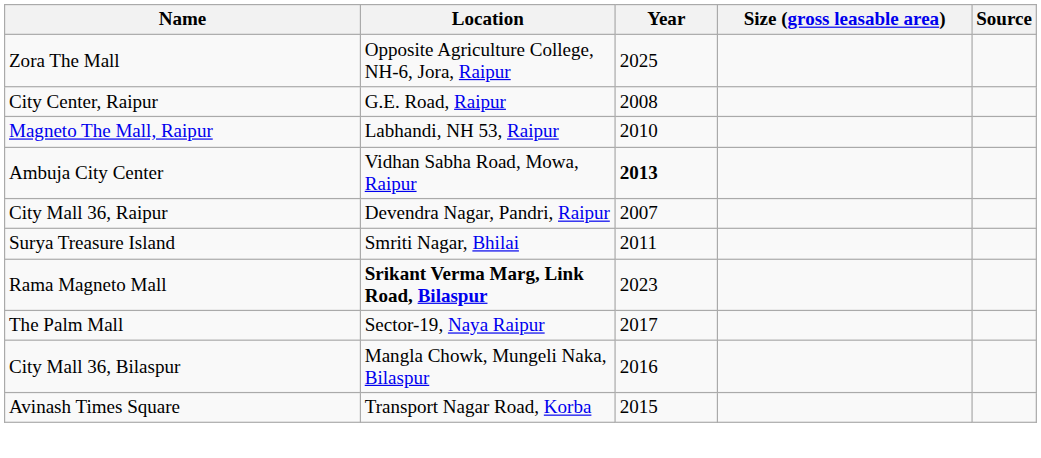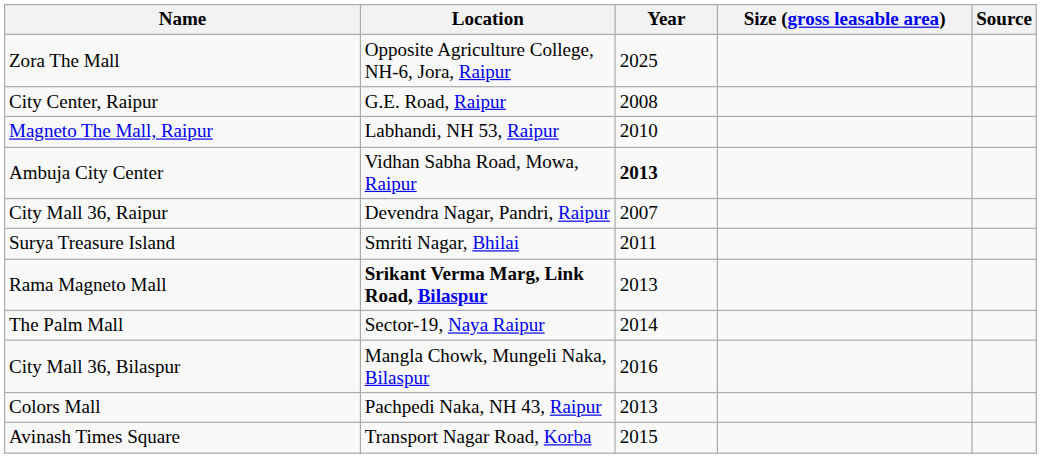(639, 284) 2023 -> (639, 284) 2013
(639, 325) 2017 -> (639, 325) 2014
+ row: (55, 407)
